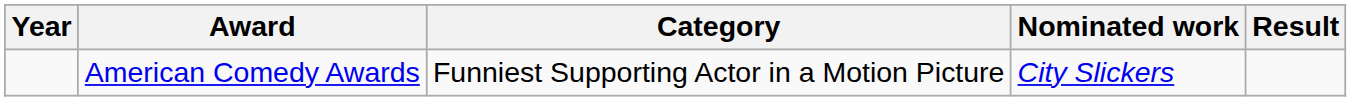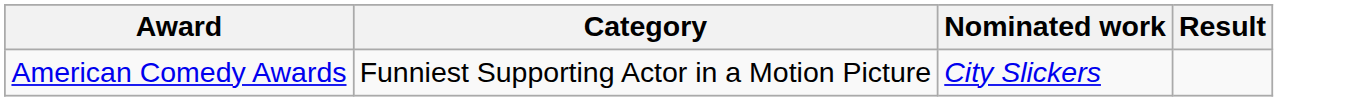- column: (42, 27)
